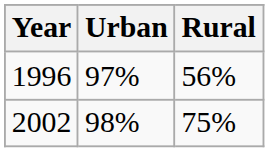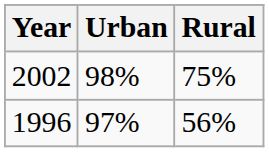rows swapped: (42, 75) <-> (42, 122)
